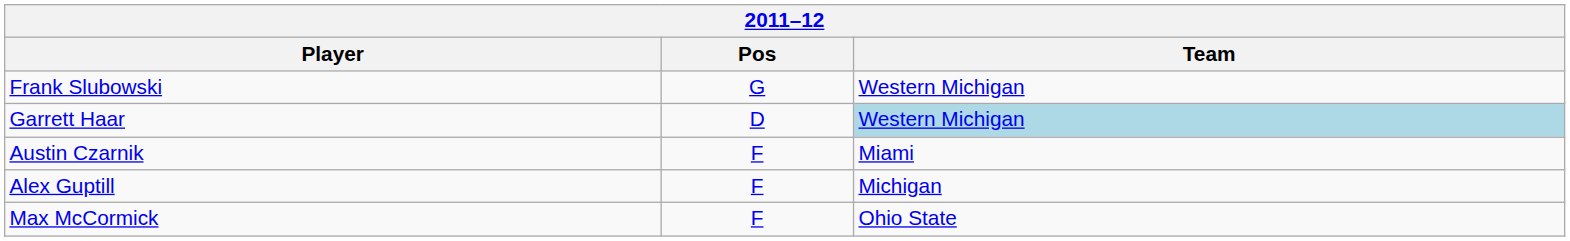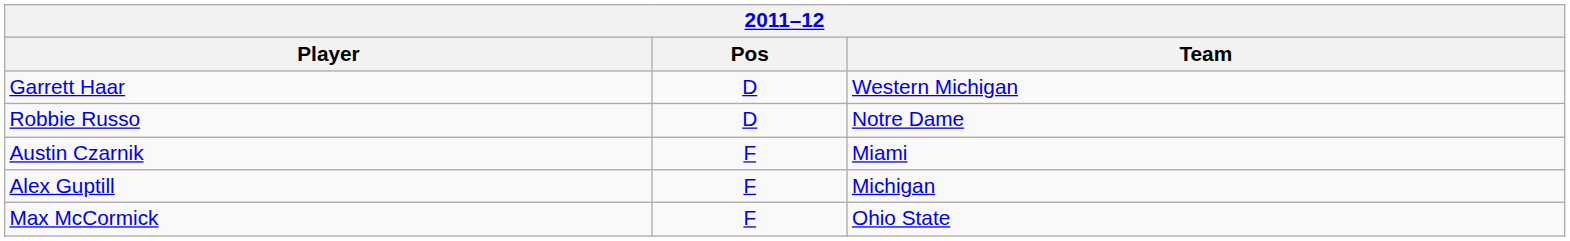- row: (86, 86)
(942, 119) lightblue background -> (935, 86) no background
+ row: (75, 119)
